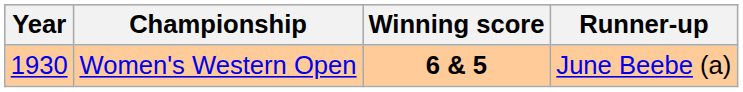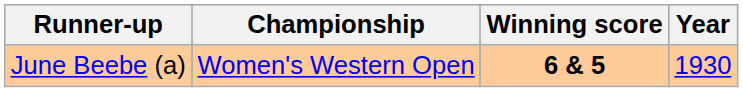columns swapped: (39, 24) <-> (644, 24)
